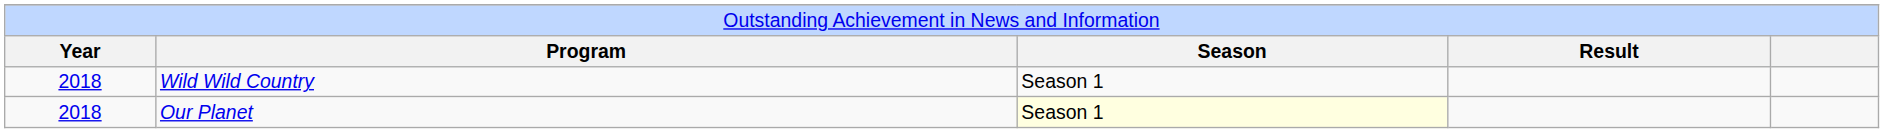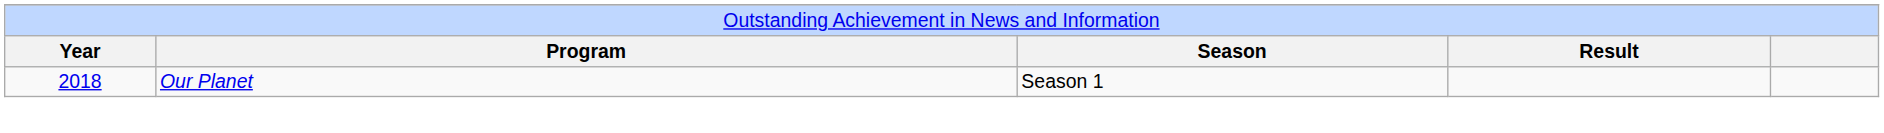- row: (237, 82)
(1062, 113) lightyellow background -> (1062, 82) no background
